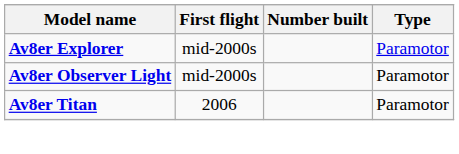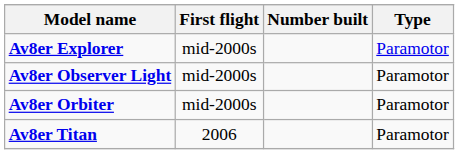+ row: (61, 105)
